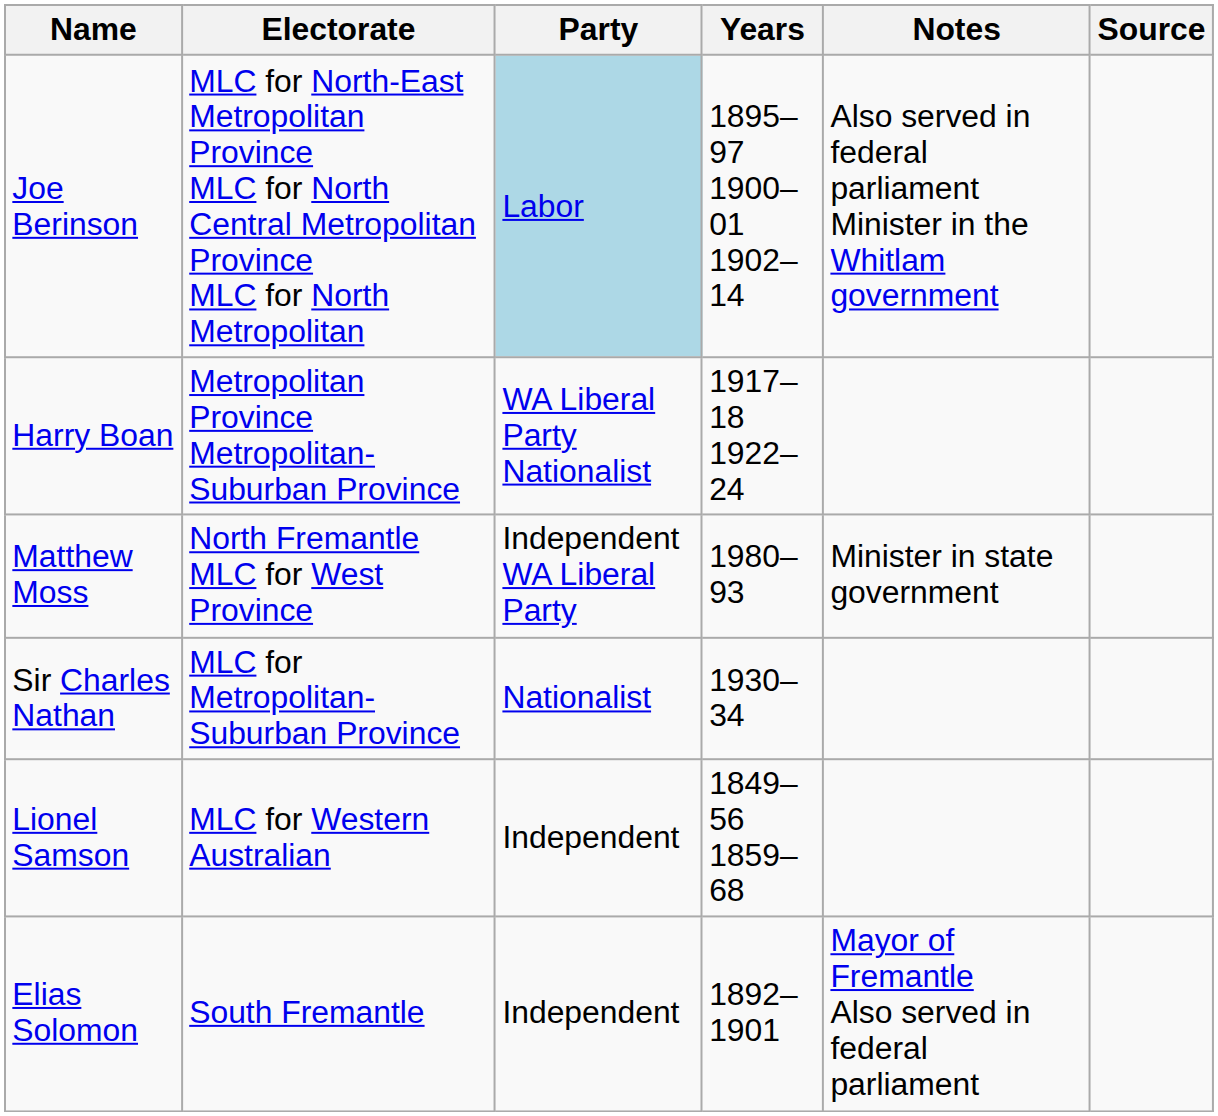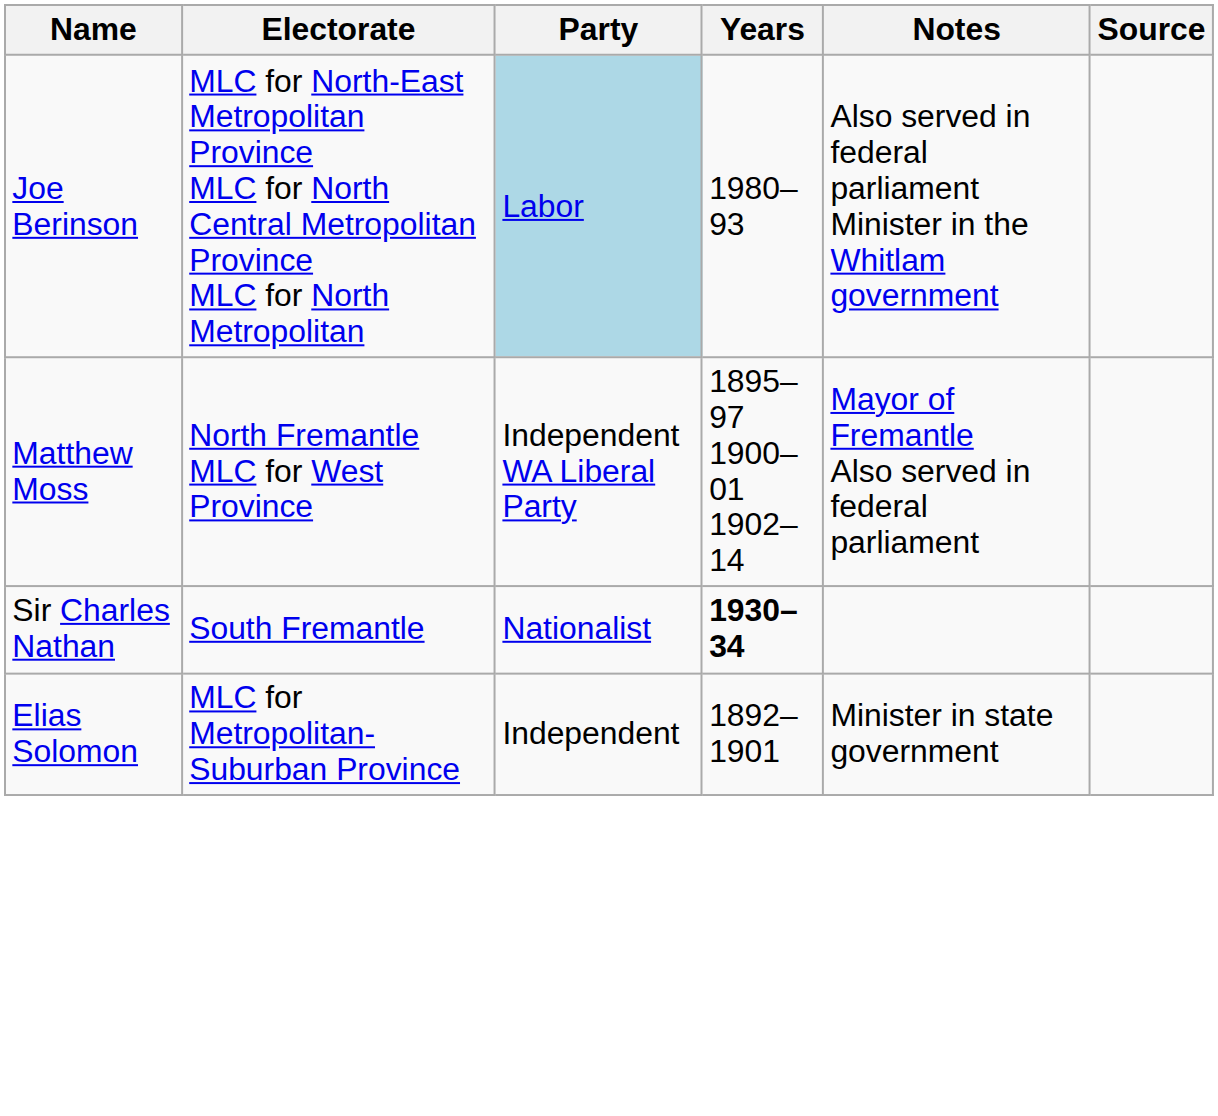(753, 205) 1895–97 1900–01 1902–14 -> (753, 205) 1980–93
- row: (93, 435)
(753, 575) 1980–93 -> (753, 471) 1895–97 1900–01 1902–14
(942, 575) Minister in state government -> (930, 471) Mayor of Fremantle Also served in federal parliament
(325, 697) MLC for Metropolitan-Suburban Province -> (307, 628) South Fremantle
(753, 697) normal -> (753, 628) bold
- row: (71, 837)
(307, 1013) South Fremantle -> (325, 733) MLC for Metropolitan-Suburban Province
(930, 1013) Mayor of Fremantle Also served in federal parliament -> (942, 733) Minister in state government
